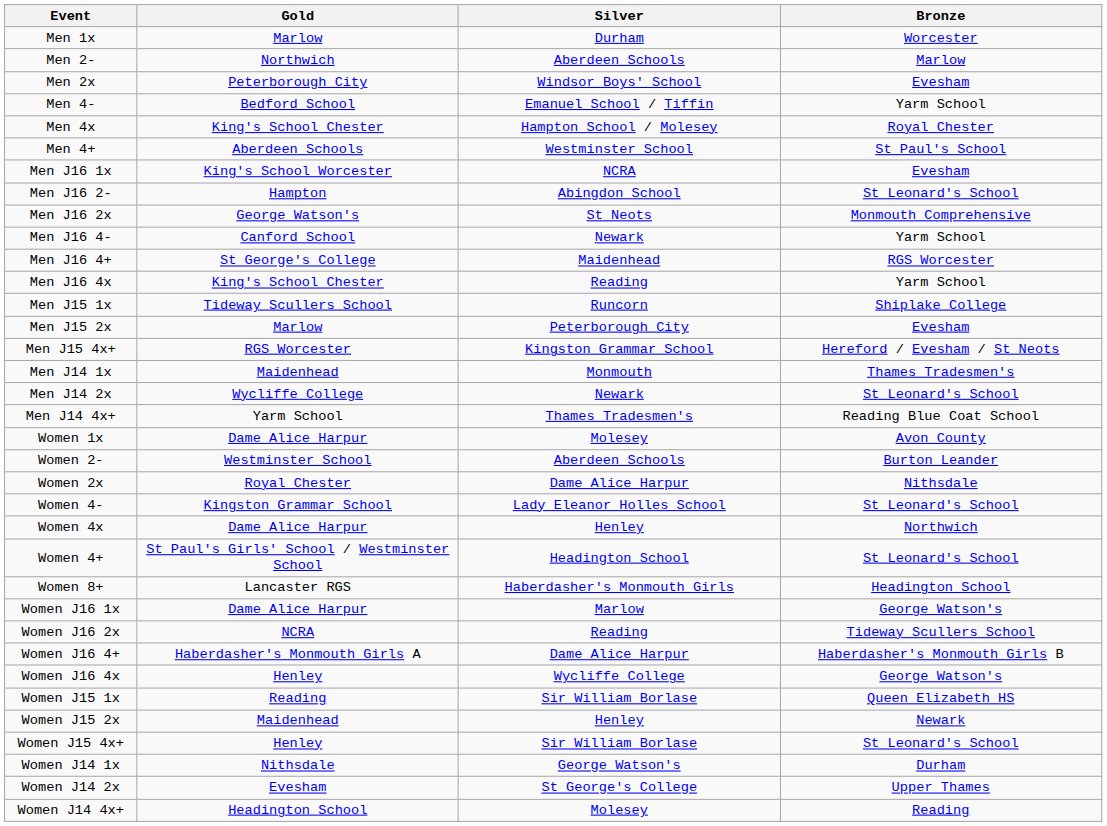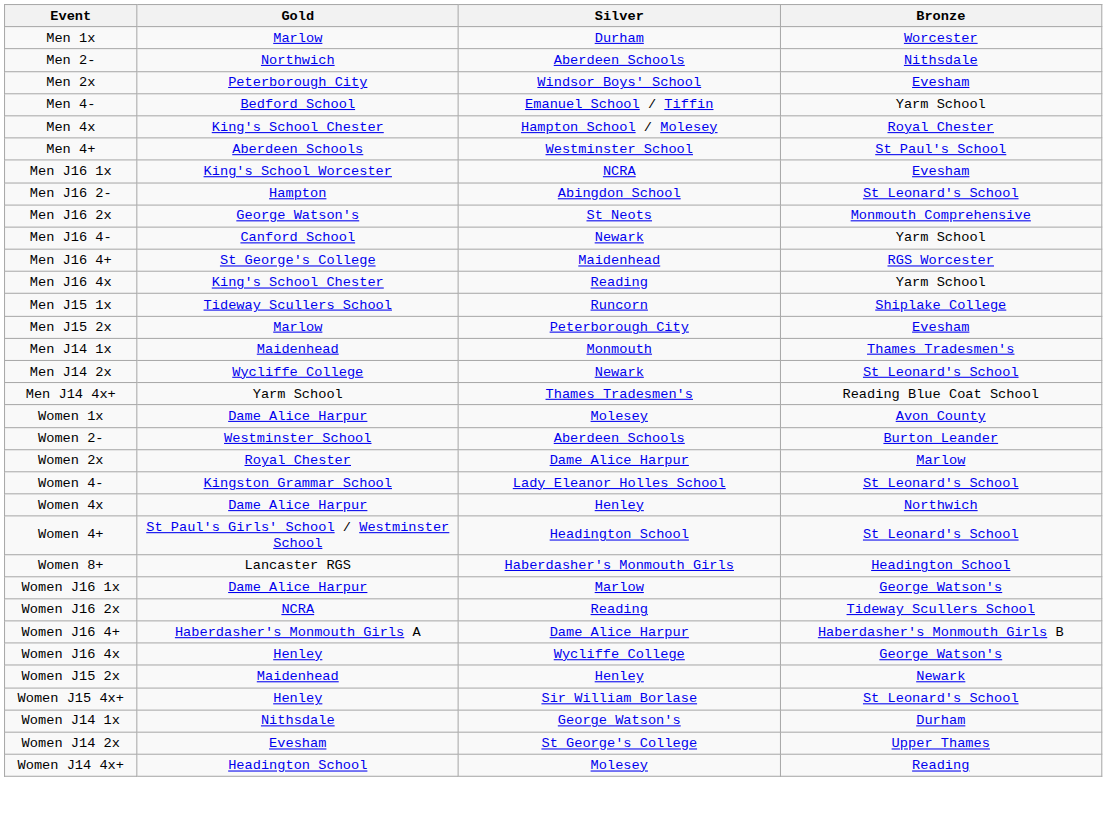(941, 60) Marlow -> (941, 60) Nithsdale
- row: (71, 349)
(941, 483) Nithsdale -> (941, 461) Marlow
- row: (71, 699)
